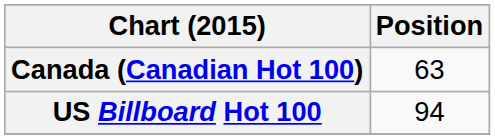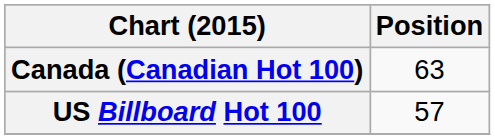(429, 112) 94 -> (429, 112) 57
